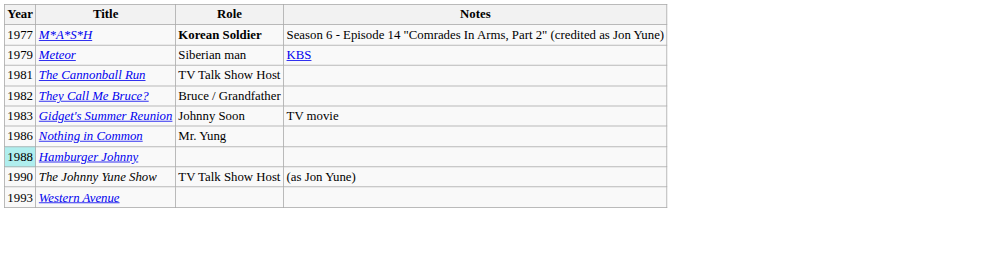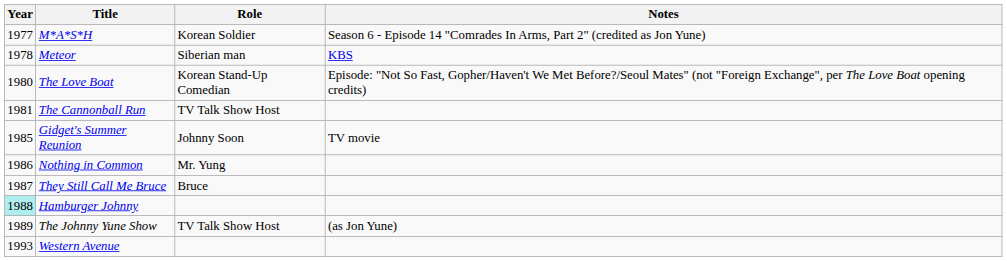(220, 34) bold -> (216, 34) normal
(20, 55) 1979 -> (20, 55) 1978
+ row: (76, 82)
- row: (94, 95)
(20, 116) 1983 -> (20, 137) 1985
+ row: (102, 185)
(20, 177) 1990 -> (20, 226) 1989
